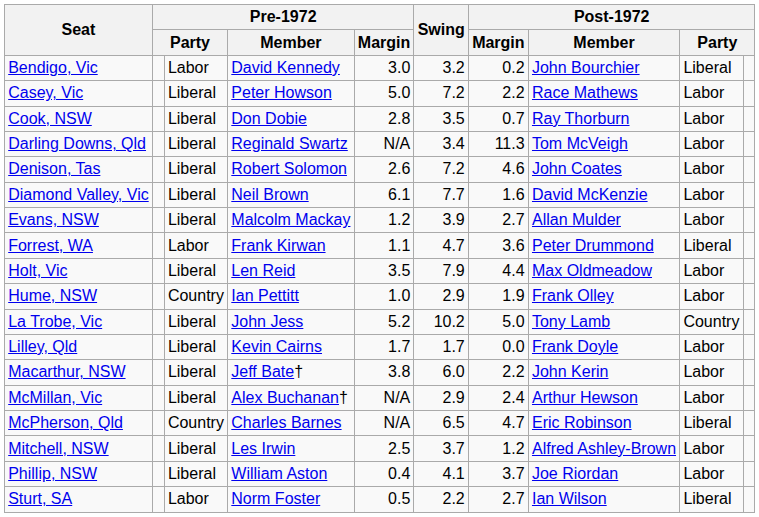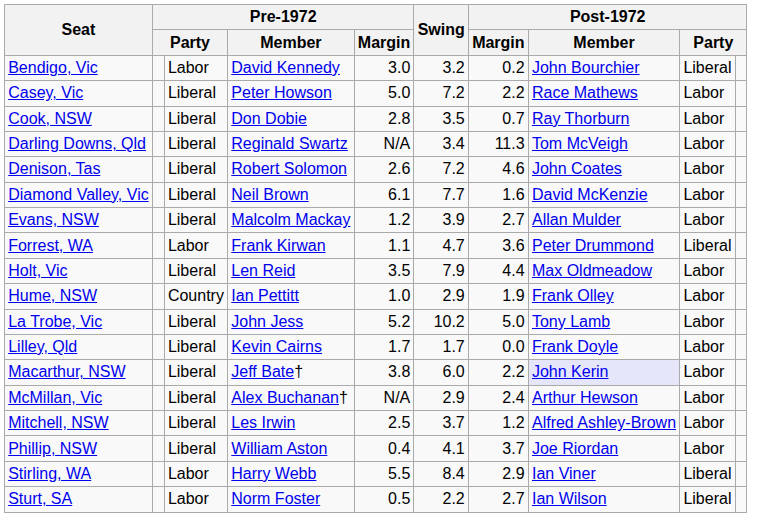(711, 321) Country -> (704, 321) Labor
(570, 372) no background -> (570, 372) lavender background
- row: (66, 423)
+ row: (50, 473)
